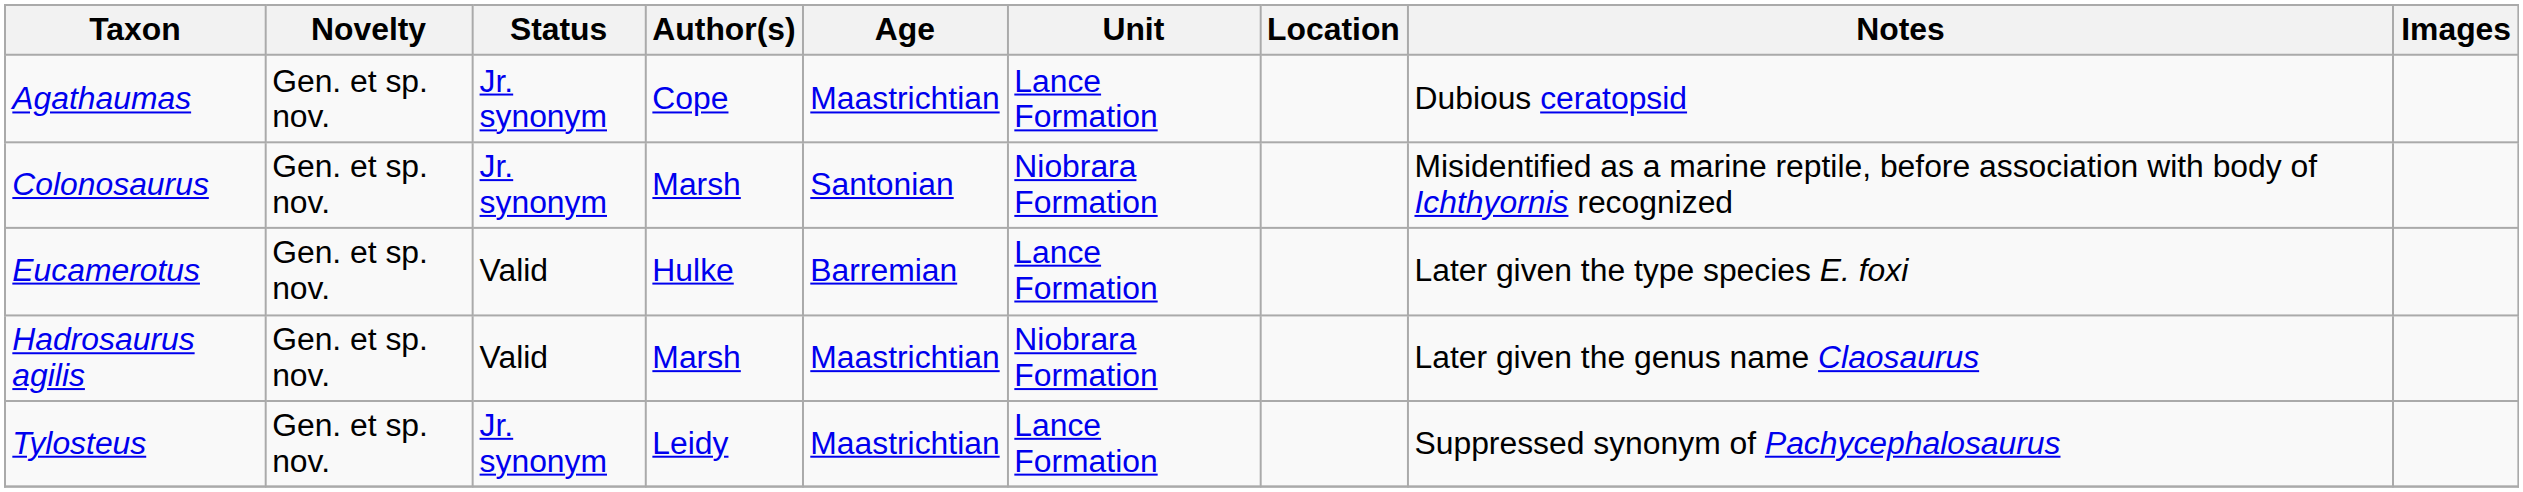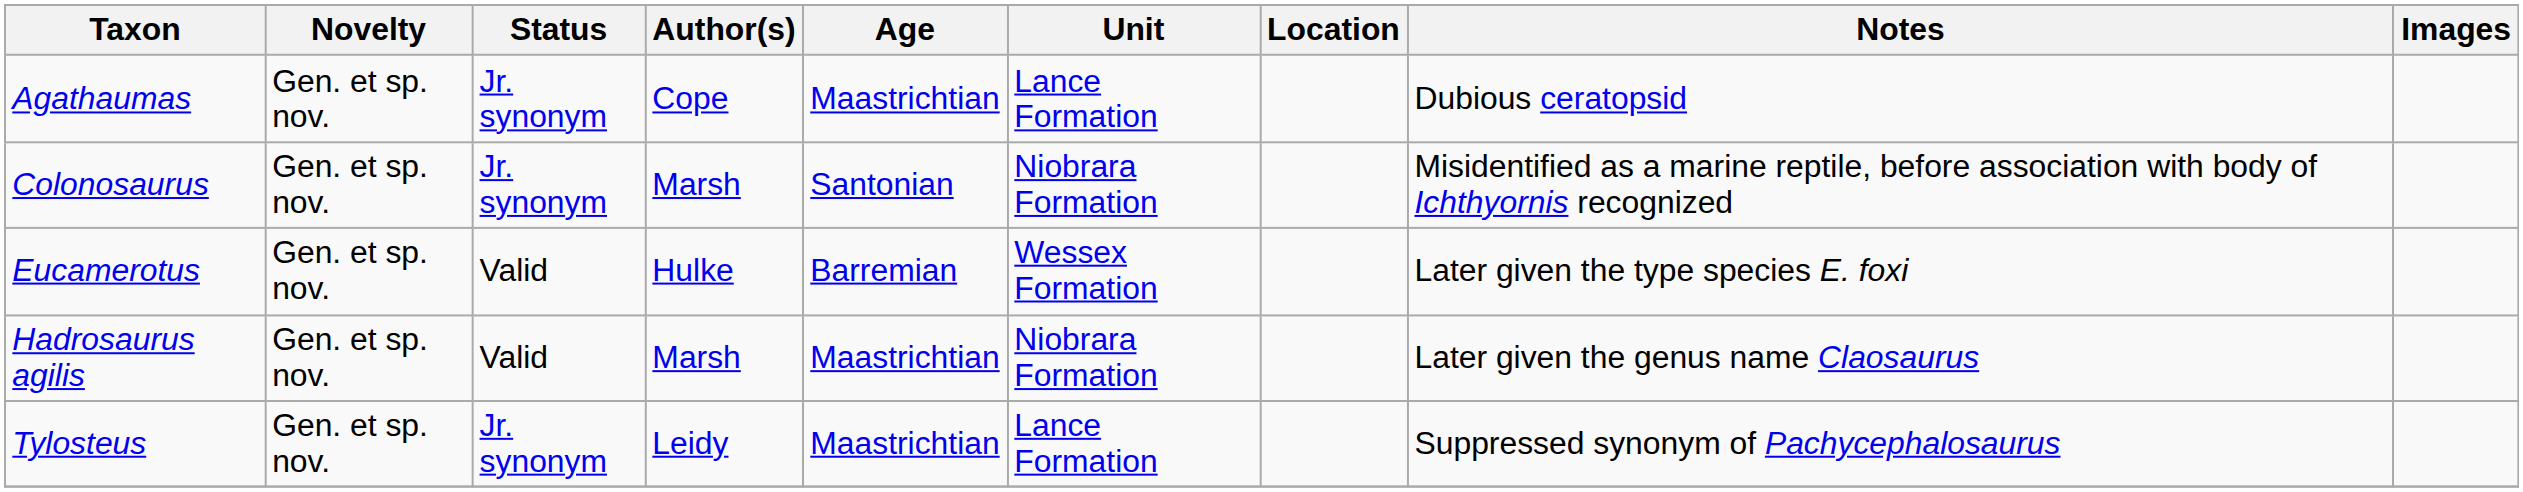(1086, 270) Lance Formation -> (1086, 270) Wessex Formation
